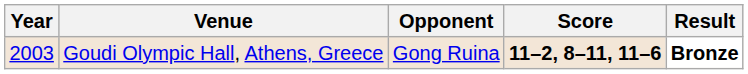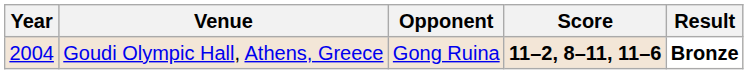(32, 53) 2003 -> (32, 53) 2004
